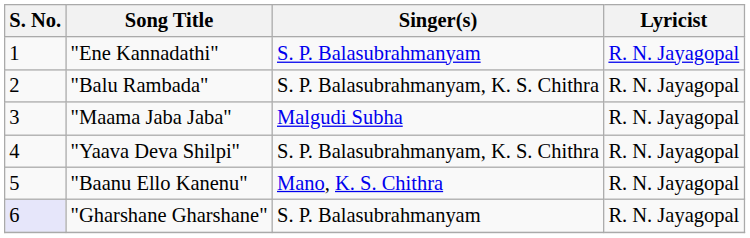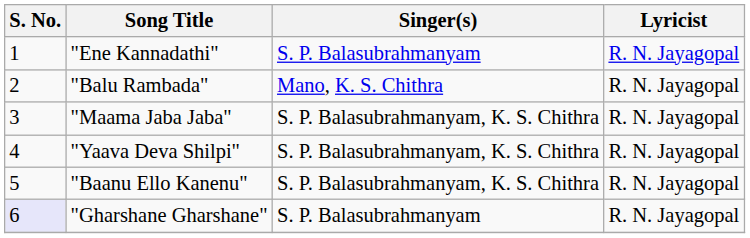(438, 85) S. P. Balasubrahmanyam, K. S. Chithra -> (360, 85) Mano, K. S. Chithra
(340, 118) Malgudi Subha -> (438, 118) S. P. Balasubrahmanyam, K. S. Chithra
(360, 183) Mano, K. S. Chithra -> (438, 183) S. P. Balasubrahmanyam, K. S. Chithra
